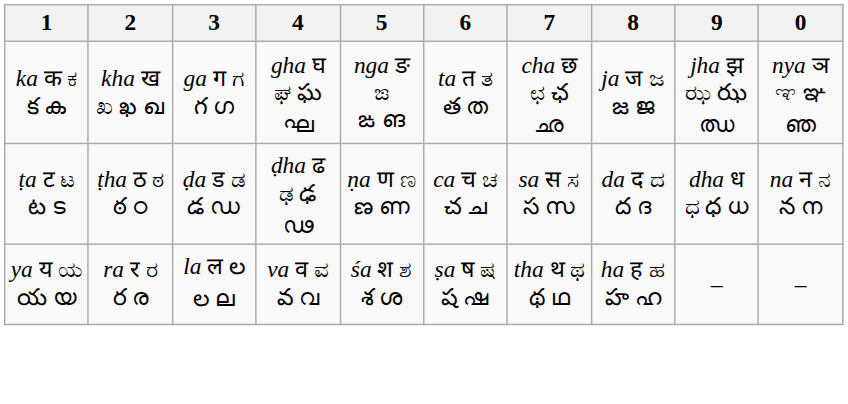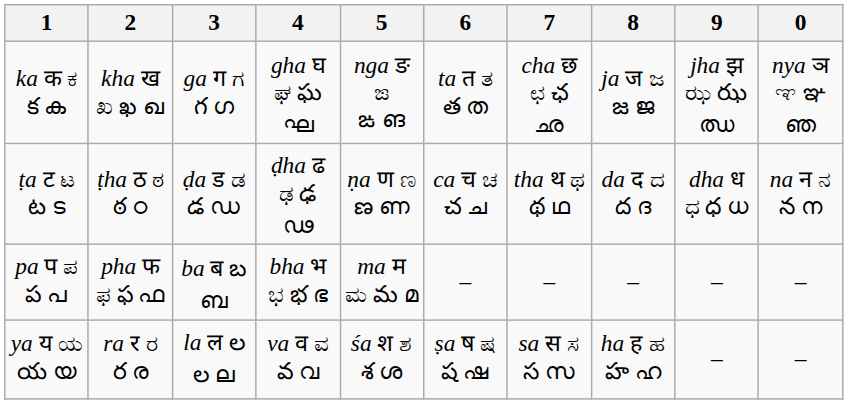(549, 192) sa स ಸ స സ -> (549, 192) tha थ ಥ థ ഥ
+ row: (47, 280)
(549, 283) tha थ ಥ థ ഥ -> (549, 358) sa स ಸ స സ
